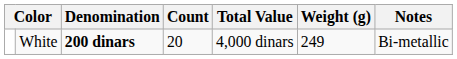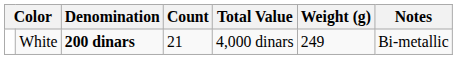(175, 41) 20 -> (175, 41) 21
